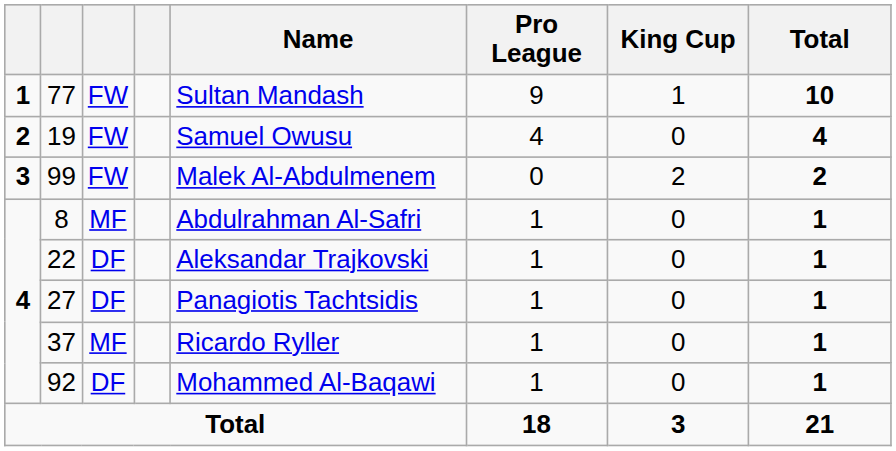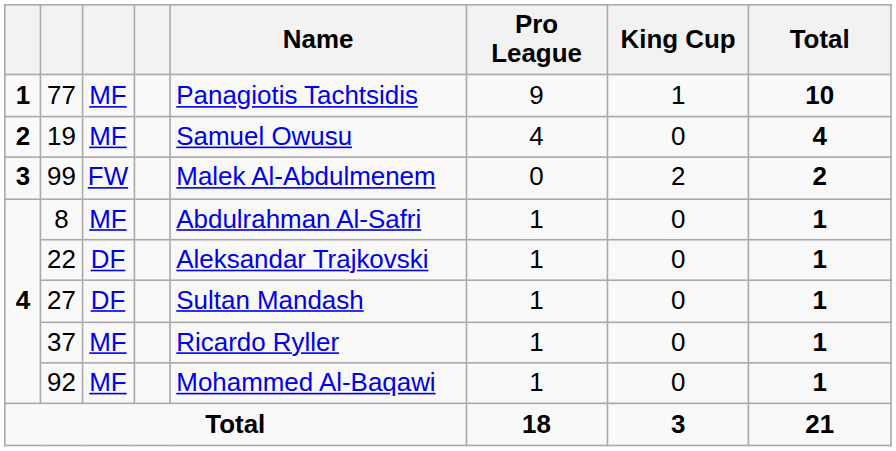(108, 95) FW -> (108, 95) MF
(270, 95) Sultan Mandash -> (297, 95) Panagiotis Tachtsidis
(108, 136) FW -> (108, 136) MF
(297, 300) Panagiotis Tachtsidis -> (270, 300) Sultan Mandash
(108, 383) DF -> (108, 383) MF
